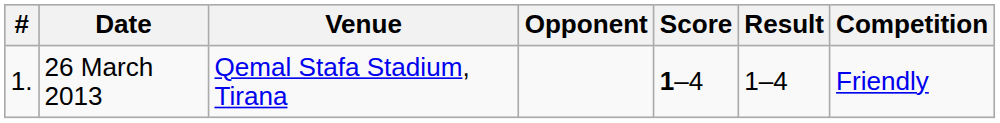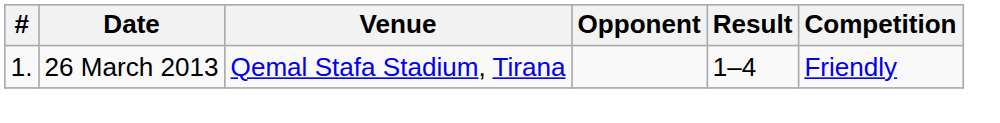- column: (696, 25)
